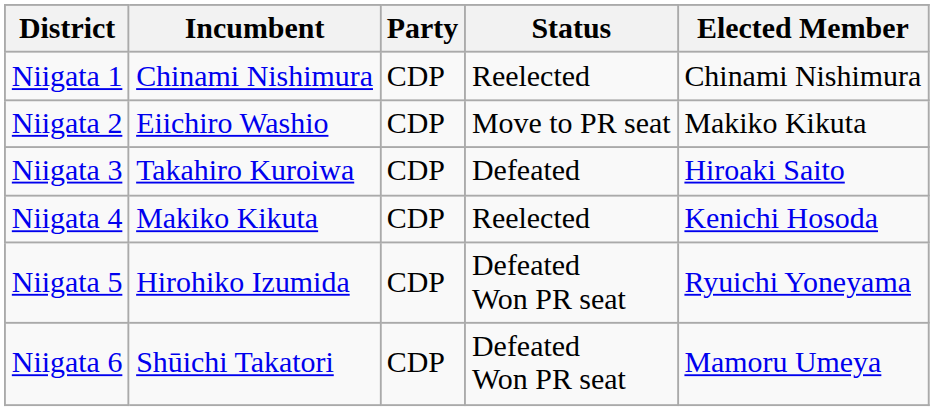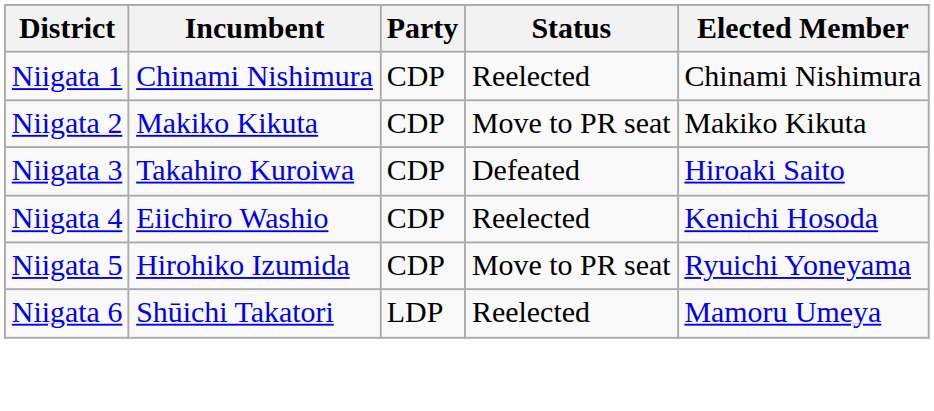(232, 123) Eiichiro Washio -> (227, 123) Makiko Kikuta
(227, 218) Makiko Kikuta -> (232, 218) Eiichiro Washio
(549, 282) Defeated Won PR seat -> (571, 265) Move to PR seat
(416, 363) CDP -> (415, 312) LDP
(549, 363) Defeated Won PR seat -> (531, 312) Reelected
